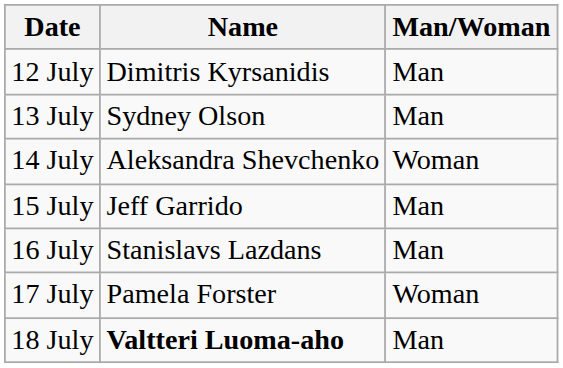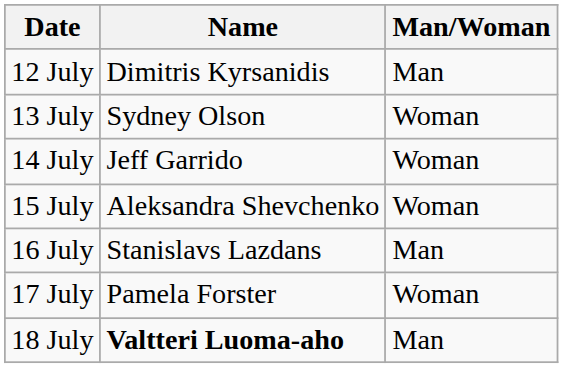(418, 116) Man -> (436, 116) Woman
(243, 160) Aleksandra Shevchenko -> (175, 160) Jeff Garrido
(175, 205) Jeff Garrido -> (243, 205) Aleksandra Shevchenko
(418, 205) Man -> (436, 205) Woman
